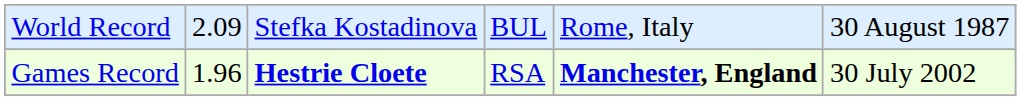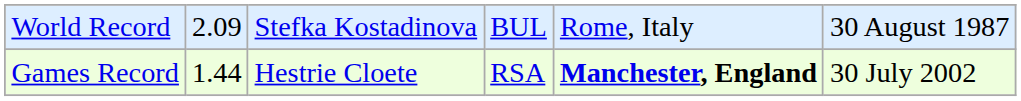(217, 71) 1.96 -> (217, 71) 1.44
(341, 71) bold -> (336, 71) normal
